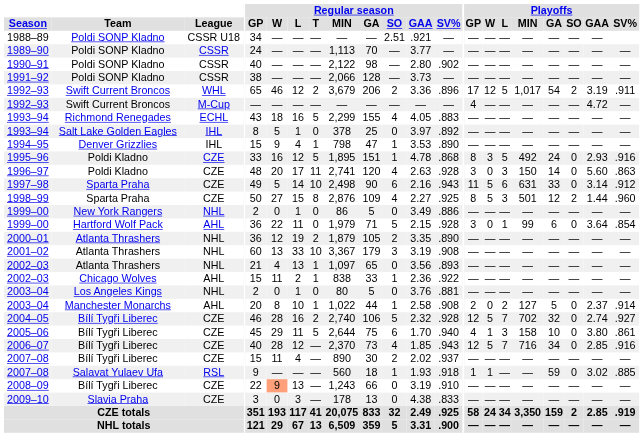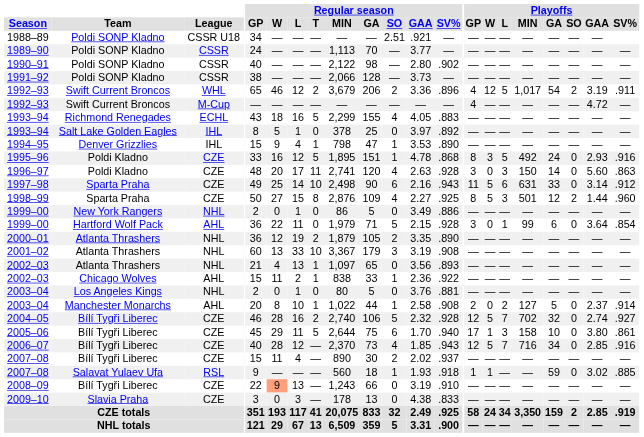(473, 91) 17 -> (473, 91) 4
(277, 185) 5 -> (277, 185) 25
(473, 332) 4 -> (473, 332) 17
